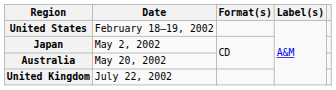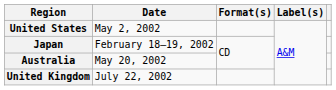(154, 29) February 18–19, 2002 -> (127, 29) May 2, 2002
(127, 45) May 2, 2002 -> (154, 45) February 18–19, 2002
